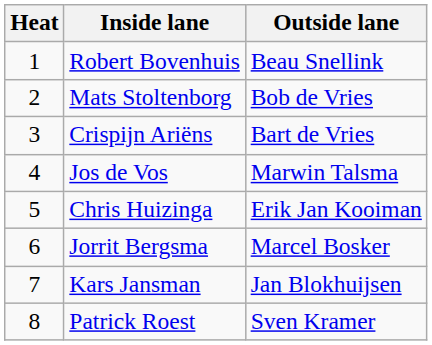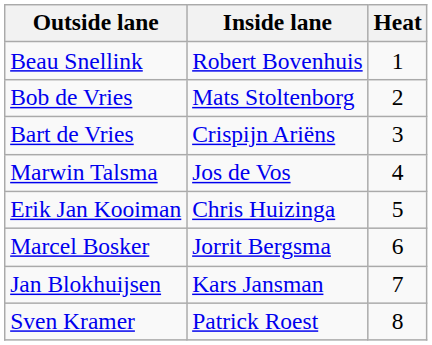columns swapped: (34, 23) <-> (336, 23)
